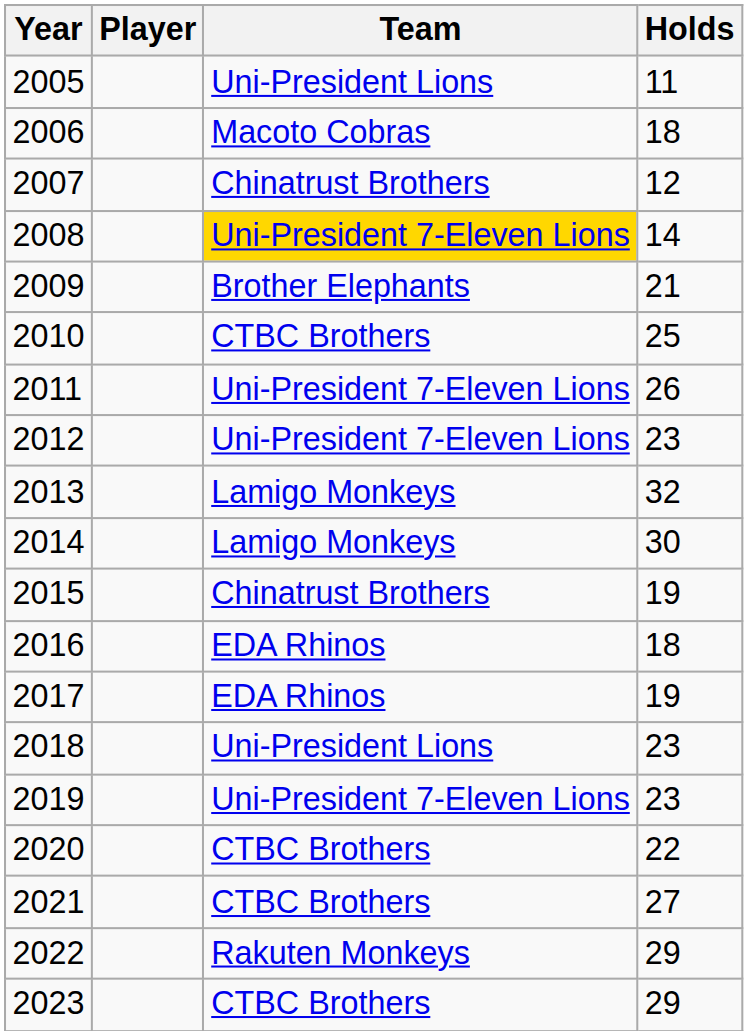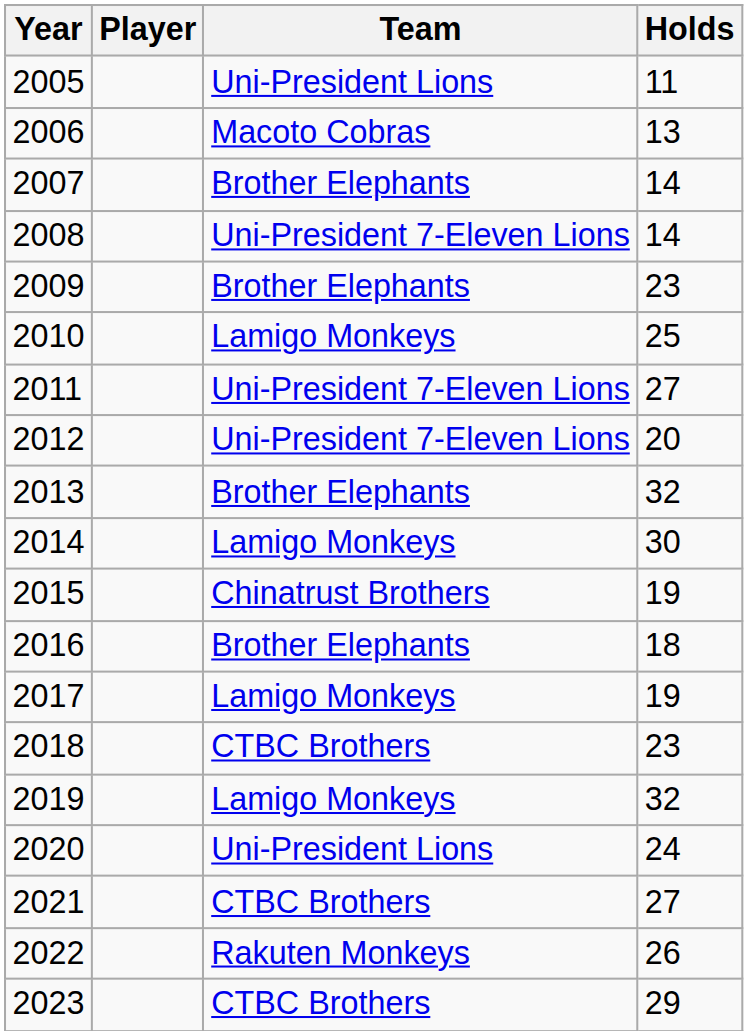(663, 132) 18 -> (663, 132) 13
(350, 183) Chinatrust Brothers -> (341, 183) Brother Elephants
(663, 183) 12 -> (663, 183) 14
(420, 235) gold background -> (420, 235) no background
(663, 286) 21 -> (663, 286) 23
(321, 337) CTBC Brothers -> (333, 337) Lamigo Monkeys
(663, 388) 26 -> (663, 388) 27
(663, 440) 23 -> (663, 440) 20
(333, 491) Lamigo Monkeys -> (341, 491) Brother Elephants
(298, 645) EDA Rhinos -> (341, 645) Brother Elephants
(298, 696) EDA Rhinos -> (333, 696) Lamigo Monkeys
(352, 747) Uni-President Lions -> (321, 747) CTBC Brothers
(420, 798) Uni-President 7-Eleven Lions -> (333, 798) Lamigo Monkeys
(663, 798) 23 -> (663, 798) 32
(321, 850) CTBC Brothers -> (352, 850) Uni-President Lions
(663, 850) 22 -> (663, 850) 24
(663, 952) 29 -> (663, 952) 26
